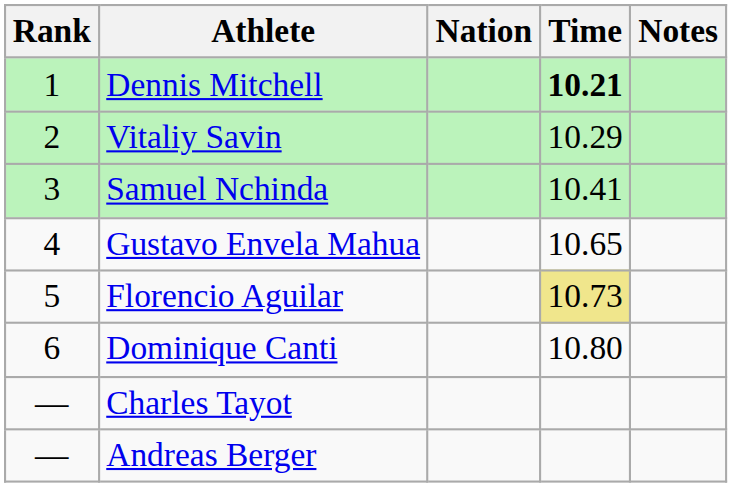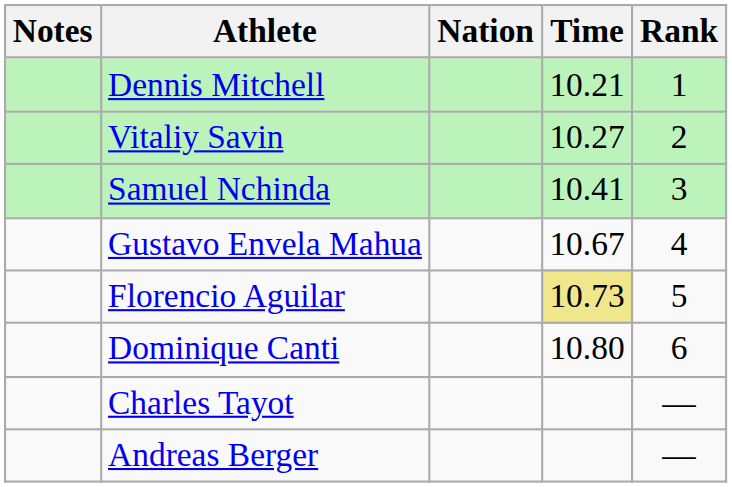columns swapped: (52, 31) <-> (678, 31)
(585, 84) bold -> (587, 84) normal
(585, 137) 10.29 -> (587, 137) 10.27
(585, 243) 10.65 -> (587, 243) 10.67
